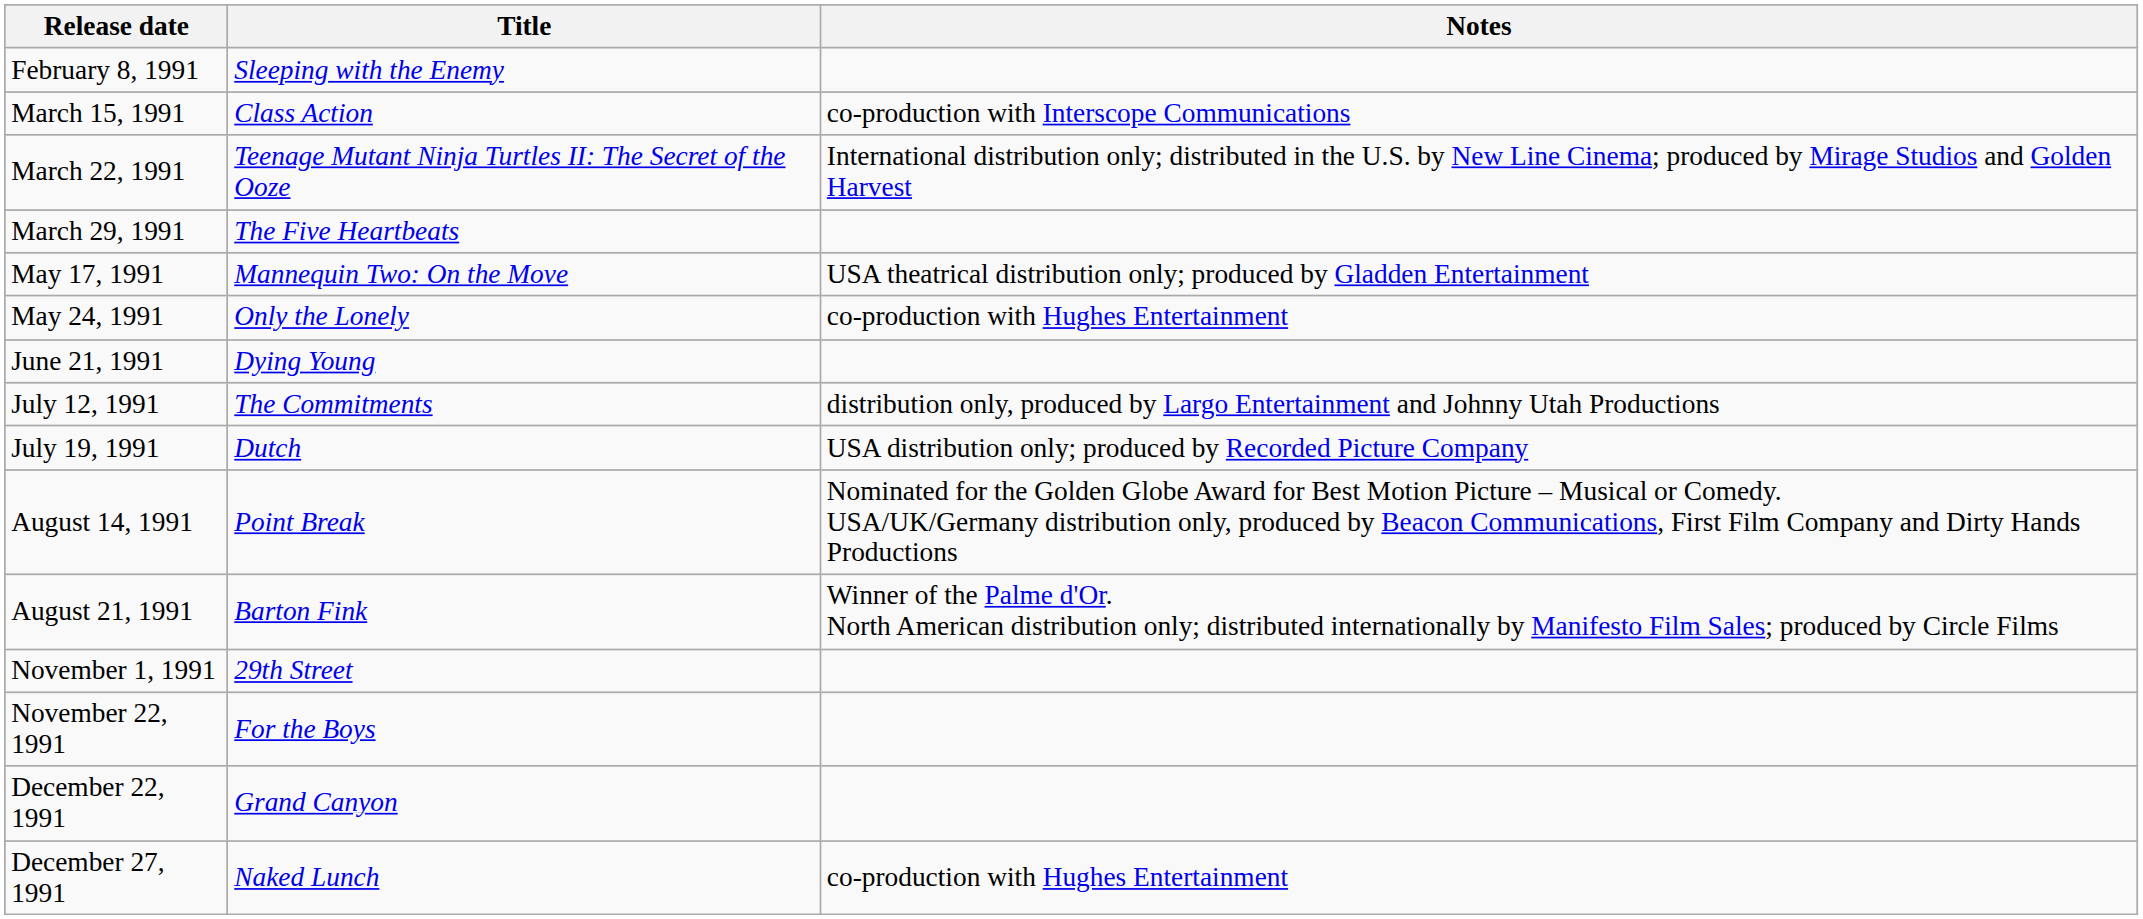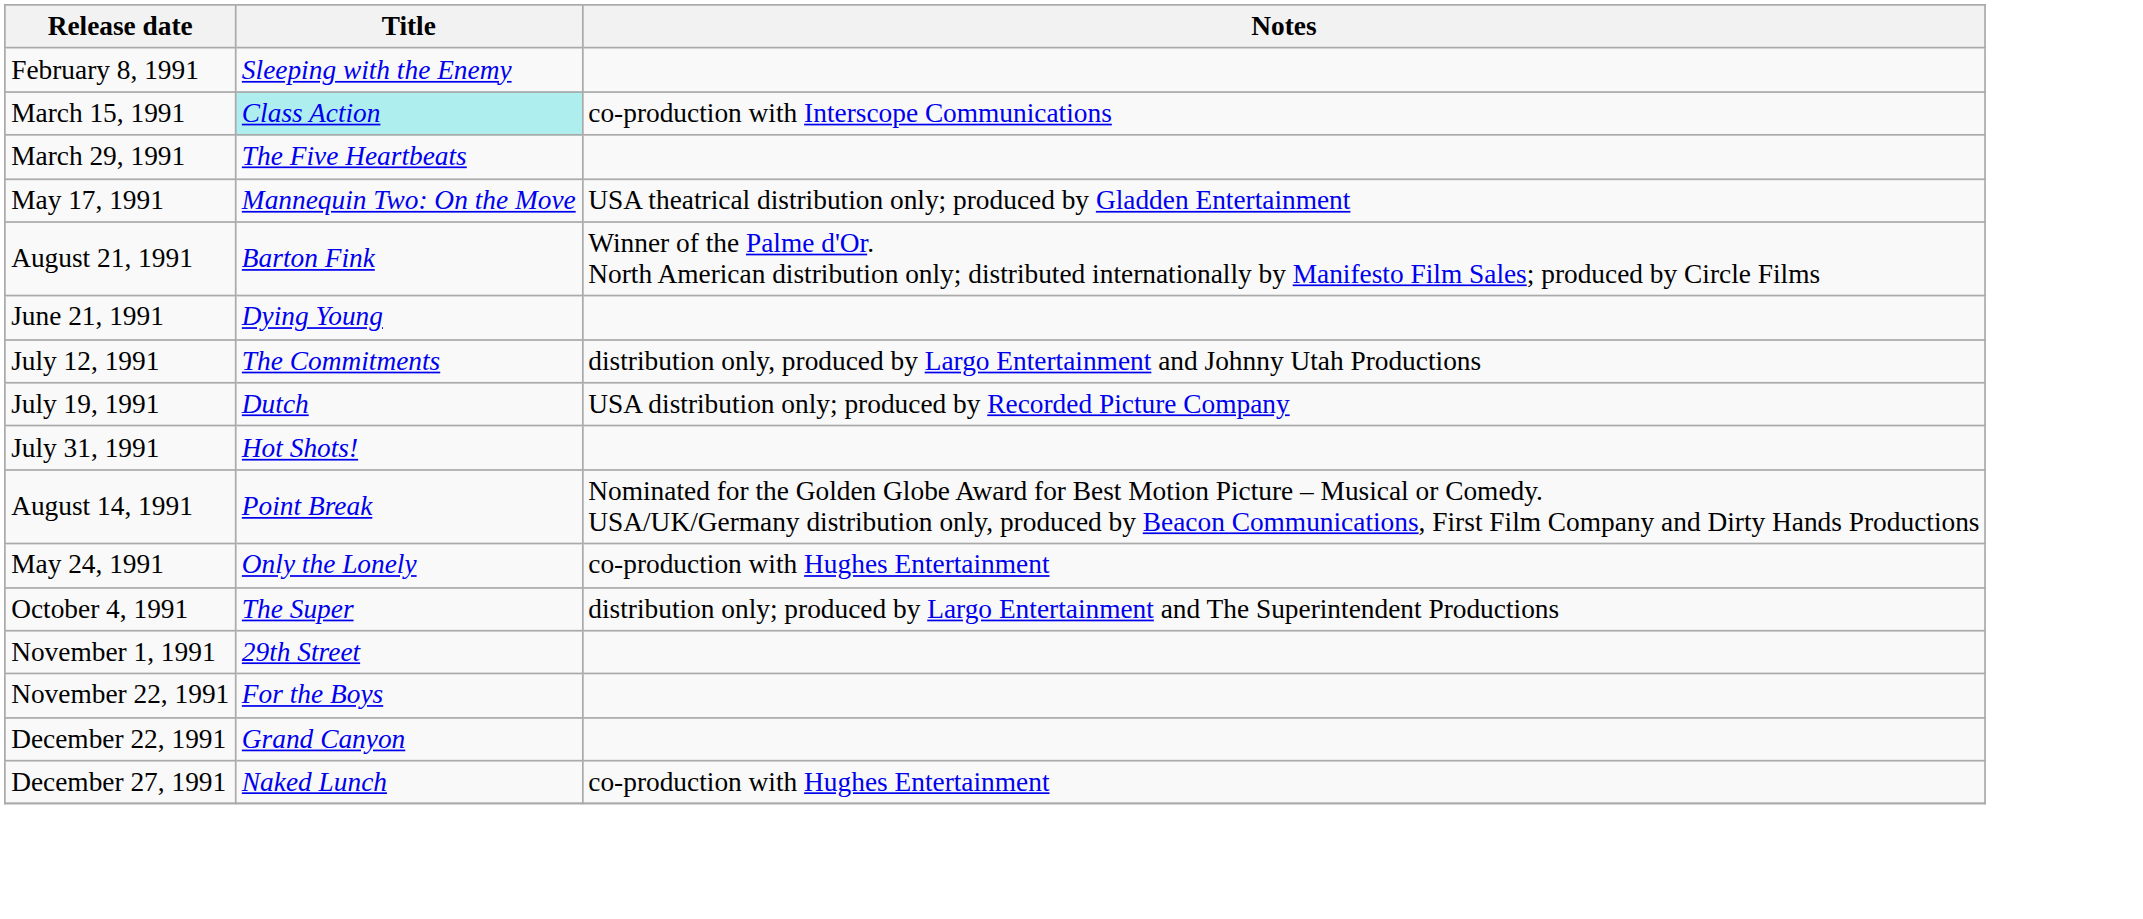(304, 112) no background -> (311, 112) paleturquoise background
- row: (98, 171)
rows swapped: (88, 317) <-> (102, 611)
+ row: (85, 447)
+ row: (100, 608)
